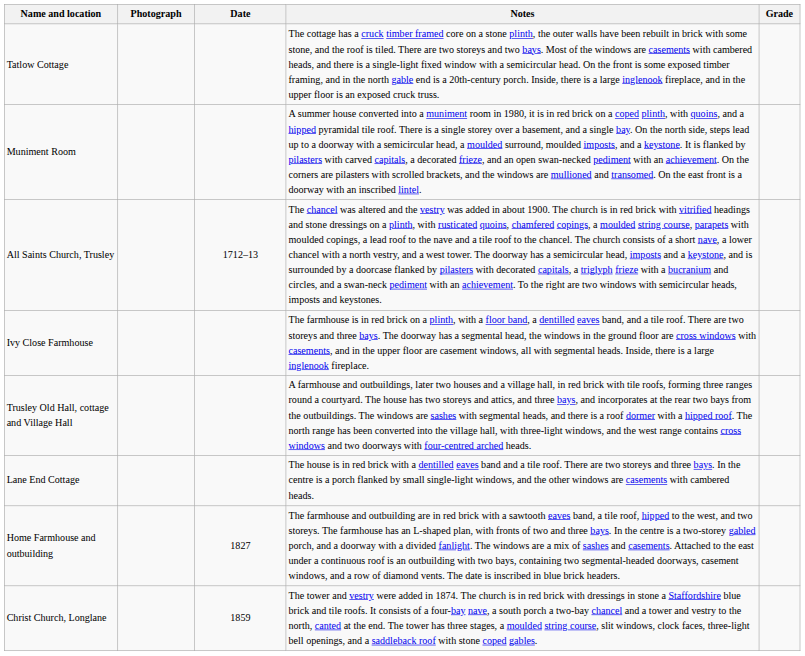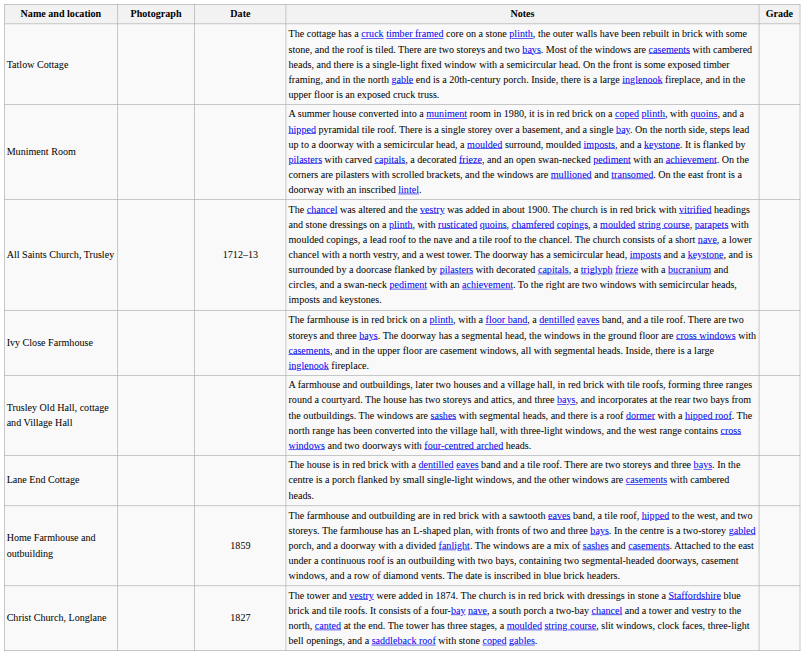(240, 545) 1827 -> (240, 545) 1859
(240, 618) 1859 -> (240, 618) 1827
